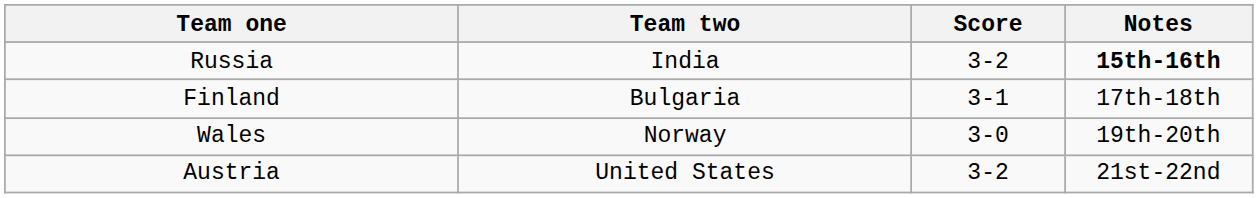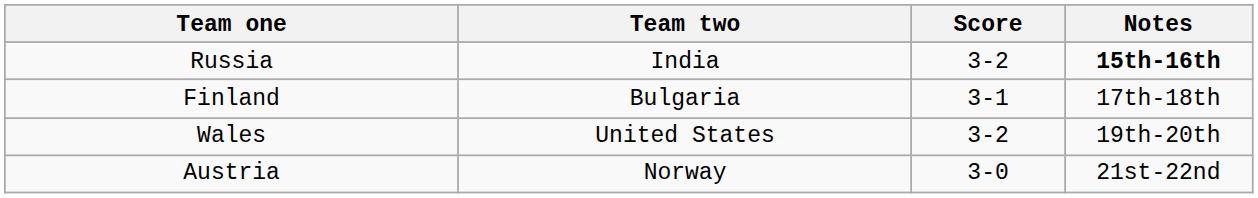(685, 136) Norway -> (685, 136) United States
(988, 136) 3-0 -> (988, 136) 3-2
(685, 174) United States -> (685, 174) Norway
(988, 174) 3-2 -> (988, 174) 3-0
